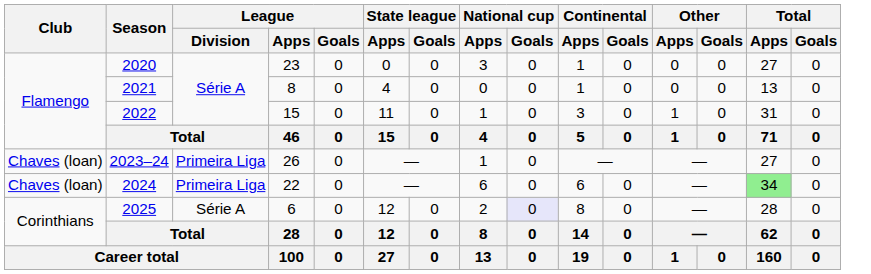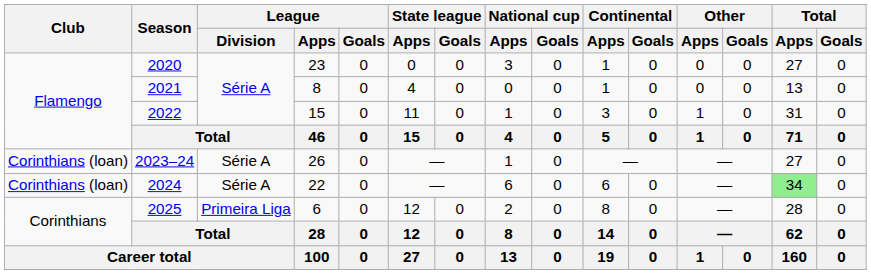(55, 161) Chaves (loan) -> (68, 161) Corinthians (loan)
(221, 161) Primeira Liga -> (246, 161) Série A
(55, 185) Chaves (loan) -> (68, 185) Corinthians (loan)
(221, 185) Primeira Liga -> (246, 185) Série A
(221, 209) Série A -> (246, 209) Primeira Liga
(532, 209) lavender background -> (558, 209) no background
